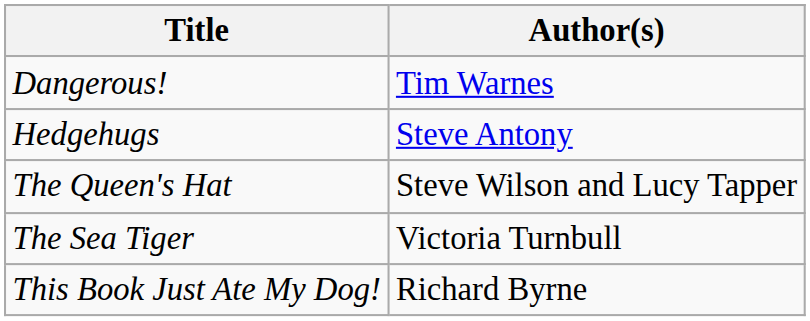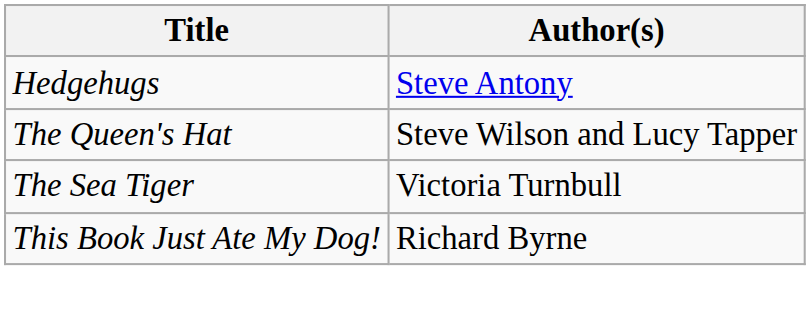- row: (90, 82)
